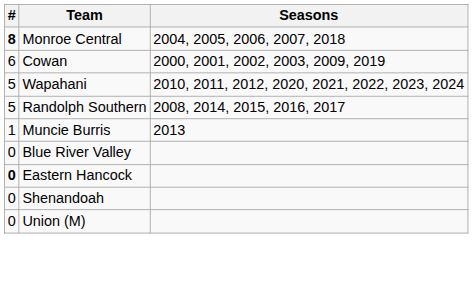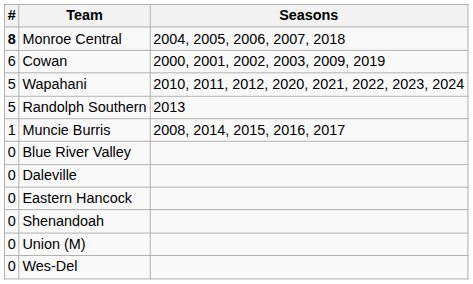(249, 107) 2008, 2014, 2015, 2016, 2017 -> (169, 107) 2013
(169, 130) 2013 -> (249, 130) 2008, 2014, 2015, 2016, 2017
+ row: (50, 175)
(12, 175) bold -> (12, 198) normal
+ row: (50, 267)
